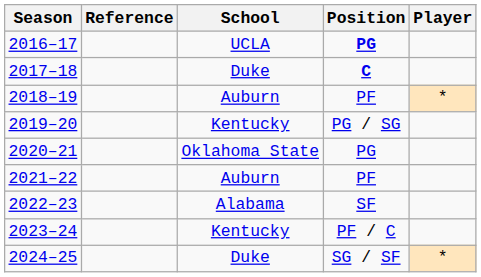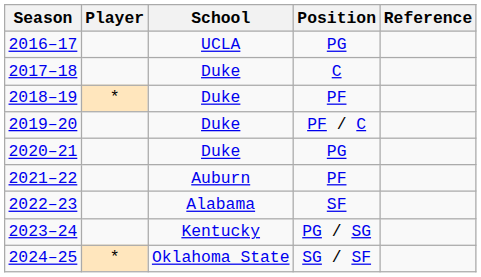columns swapped: (443, 18) <-> (129, 18)
(366, 45) bold -> (337, 45) normal
(366, 71) bold -> (337, 71) normal
(250, 98) Auburn -> (221, 98) Duke
(250, 125) Kentucky -> (221, 125) Duke
(366, 125) PG / SG -> (337, 125) PF / C
(250, 151) Oklahoma State -> (221, 151) Duke
(366, 232) PF / C -> (337, 232) PG / SG
(250, 258) Duke -> (221, 258) Oklahoma State
